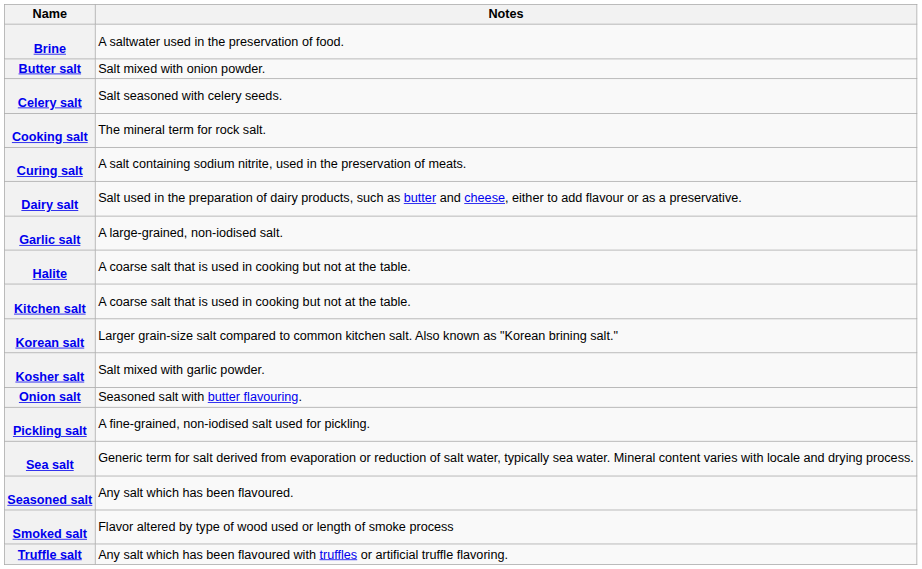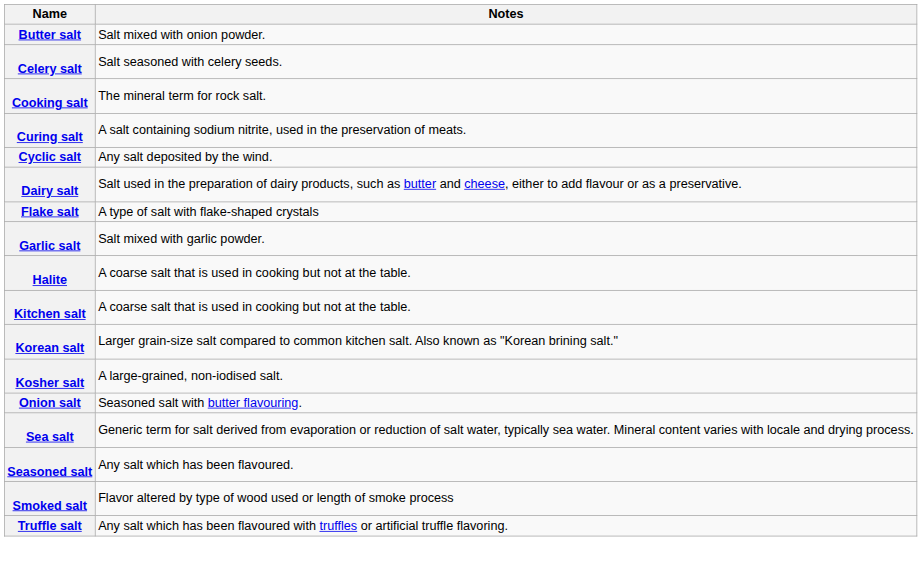- row: (50, 48)
+ row: (50, 157)
+ row: (50, 211)
(191, 233) A large-grained, non-iodised salt. -> (181, 238) Salt mixed with garlic powder.
(181, 370) Salt mixed with garlic powder. -> (191, 375) A large-grained, non-iodised salt.
- row: (50, 431)
